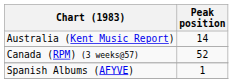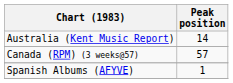(202, 55) 52 -> (202, 55) 57
